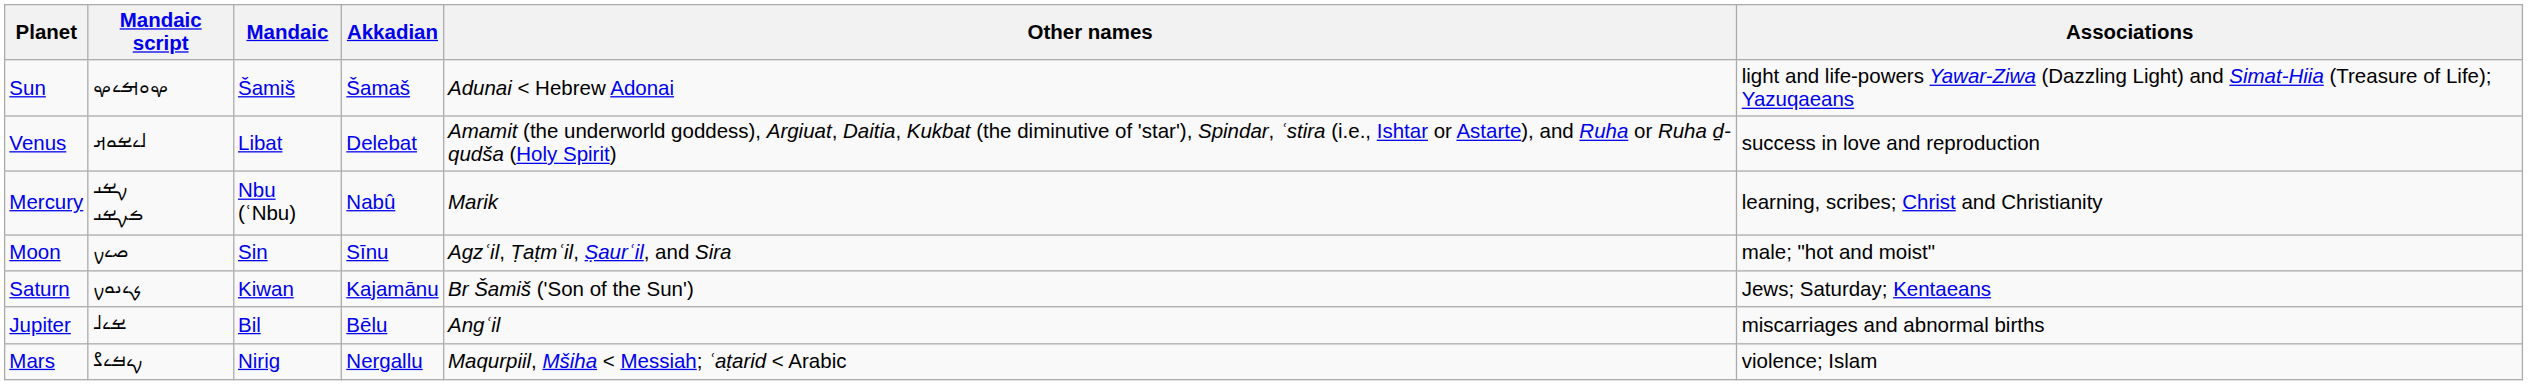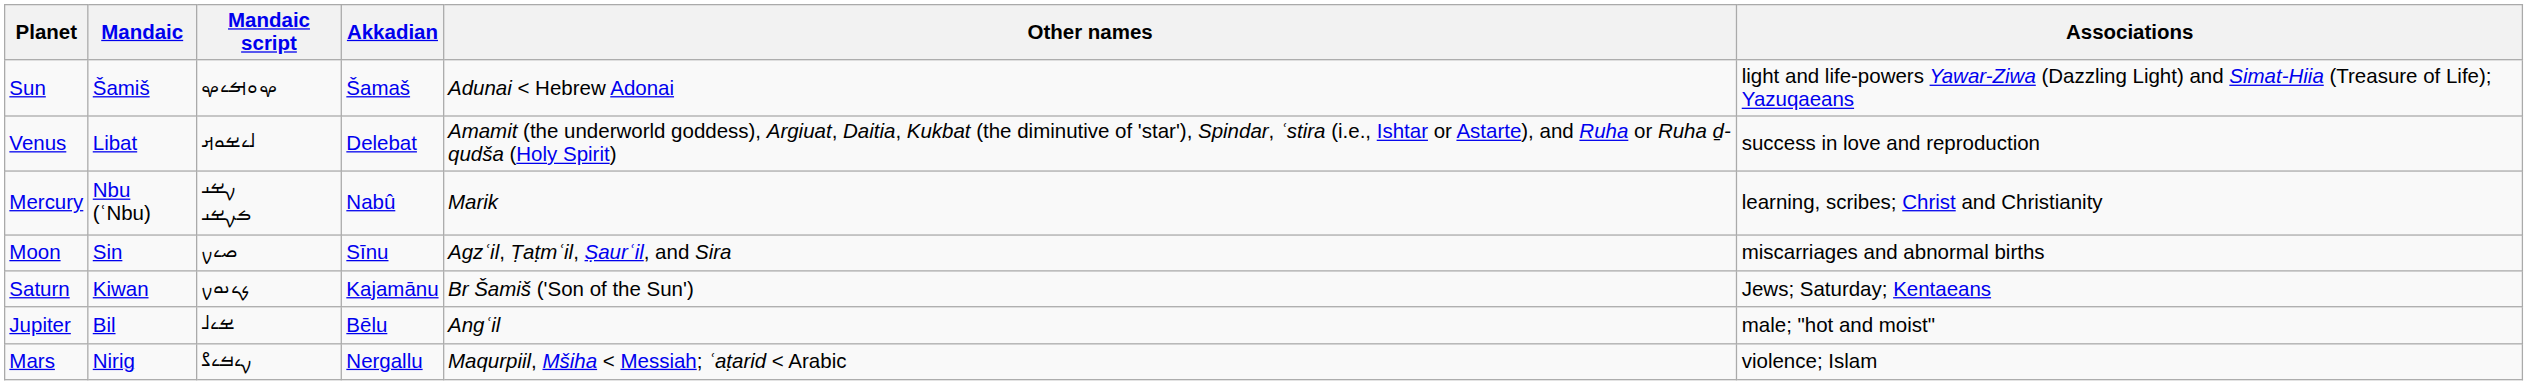columns swapped: (287, 32) <-> (161, 32)
(1838, 252) male; "hot and moist" -> (1893, 252) miscarriages and abnormal births
(1893, 325) miscarriages and abnormal births -> (1838, 325) male; "hot and moist"
